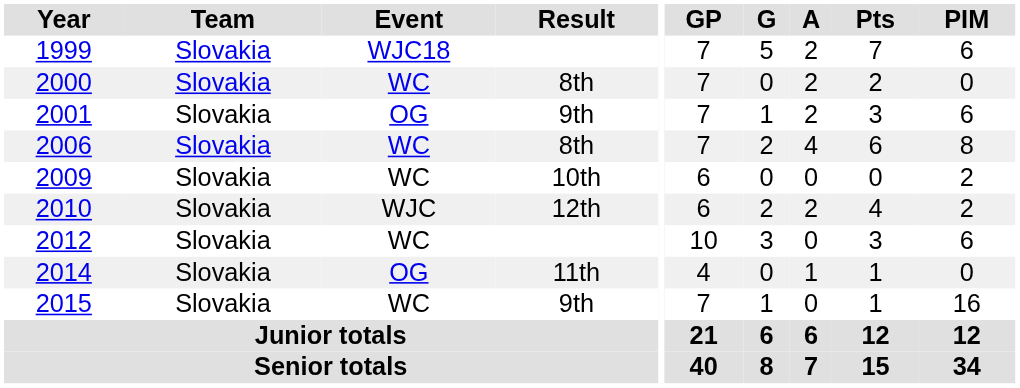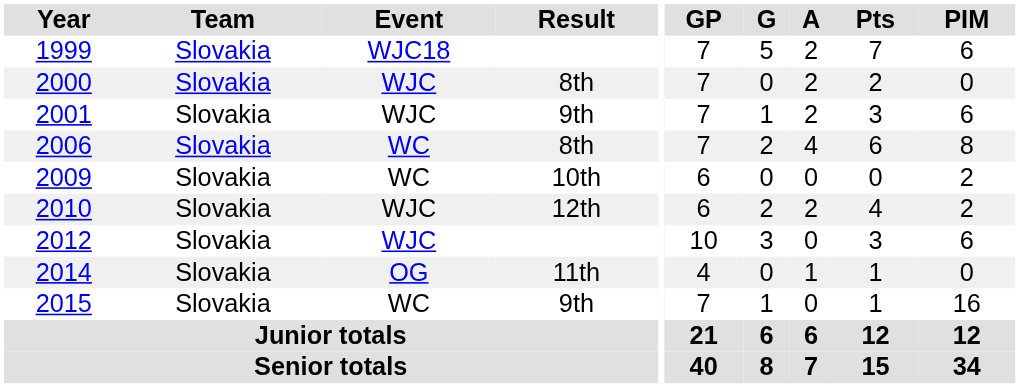(409, 82) WC -> (409, 82) WJC
(409, 114) OG -> (409, 114) WJC
(409, 240) WC -> (409, 240) WJC
